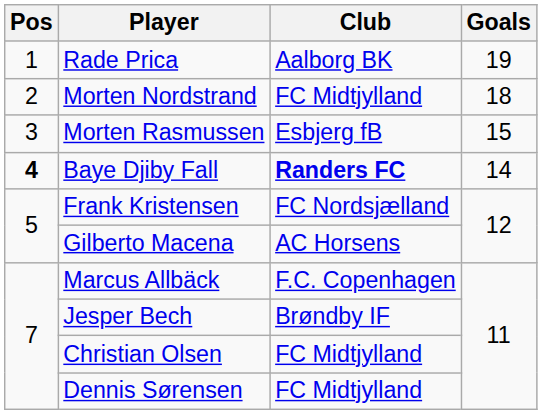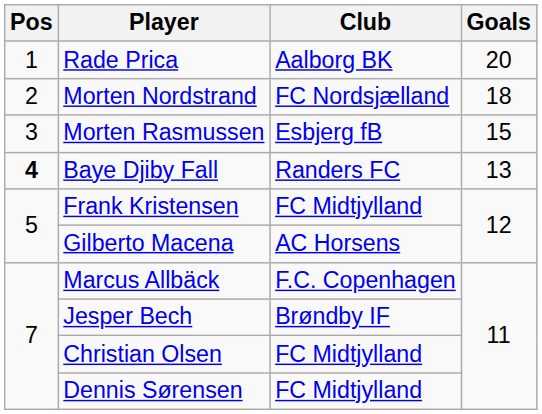(499, 59) 19 -> (499, 59) 20
(349, 96) FC Midtjylland -> (362, 96) FC Nordsjælland
(340, 170) bold -> (338, 170) normal
(499, 170) 14 -> (499, 170) 13
(362, 206) FC Nordsjælland -> (349, 206) FC Midtjylland
